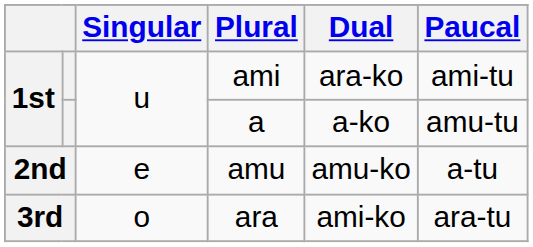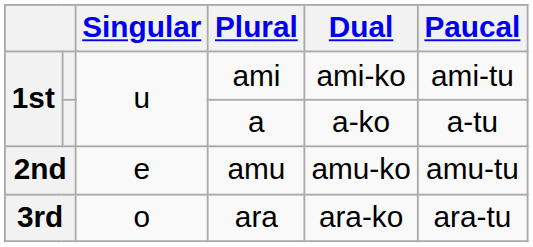(361, 75) ara-ko -> (361, 75) ami-ko
(472, 122) amu-tu -> (472, 122) a-tu
(472, 169) a-tu -> (472, 169) amu-tu
(361, 216) ami-ko -> (361, 216) ara-ko
